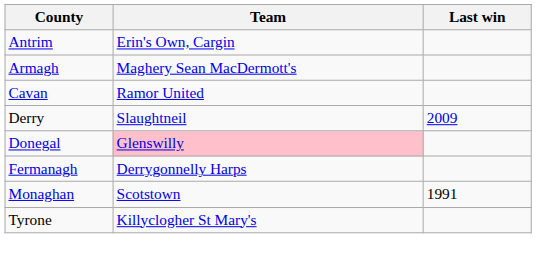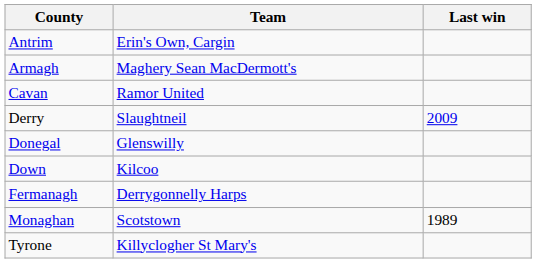(150, 143) pink background -> (150, 143) no background
+ row: (27, 169)
(442, 194) 1991 -> (442, 219) 1989
